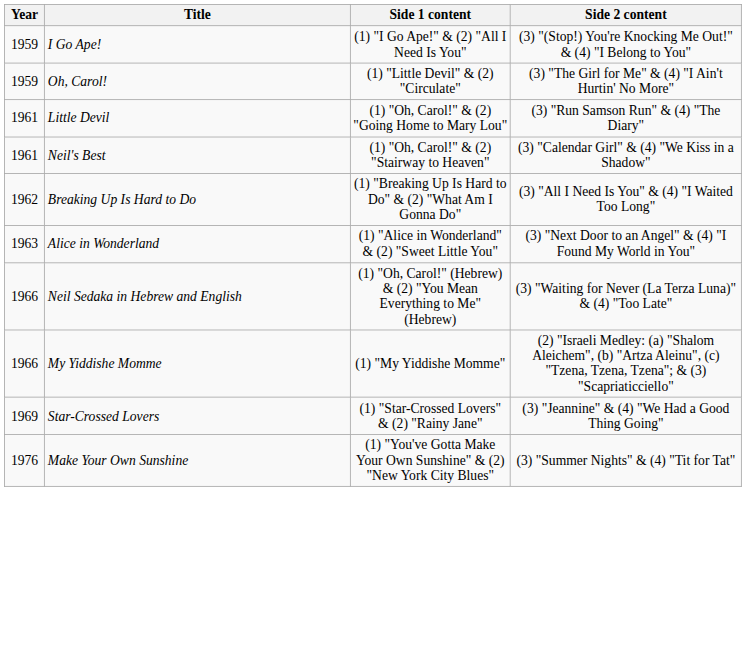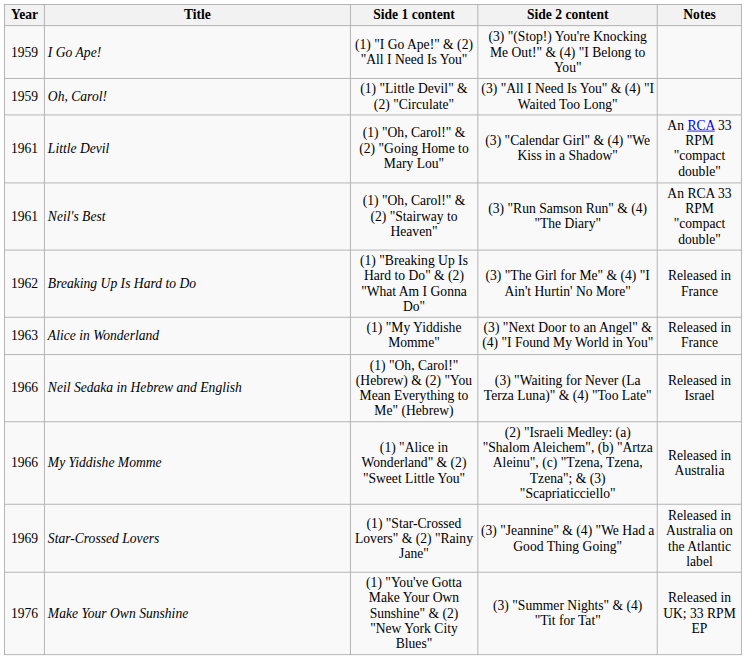+ column: (699, 15)
(626, 81) (3) "The Girl for Me" & (4) "I Ain't Hurtin' No More" -> (568, 96) (3) "All I Need Is You" & (4) "I Waited Too Long"
(626, 118) (3) "Run Samson Run" & (4) "The Diary" -> (568, 148) (3) "Calendar Girl" & (4) "We Kiss in a Shadow"
(626, 155) (3) "Calendar Girl" & (4) "We Kiss in a Shadow" -> (568, 216) (3) "Run Samson Run" & (4) "The Diary"
(626, 199) (3) "All I Need Is You" & (4) "I Waited Too Long" -> (568, 283) (3) "The Girl for Me" & (4) "I Ain't Hurtin' No More"
(430, 244) (1) "Alice in Wonderland" & (2) "Sweet Little You" -> (414, 335) (1) "My Yiddishe Momme"
(430, 363) (1) "My Yiddishe Momme" -> (414, 463) (1) "Alice in Wonderland" & (2) "Sweet Little You"
